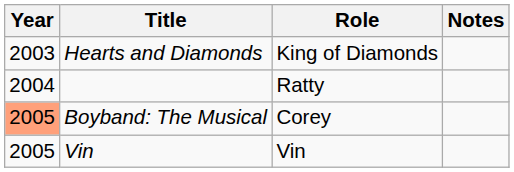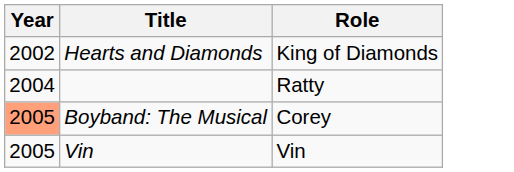- column: (476, 20)
(32, 53) 2003 -> (32, 53) 2002
